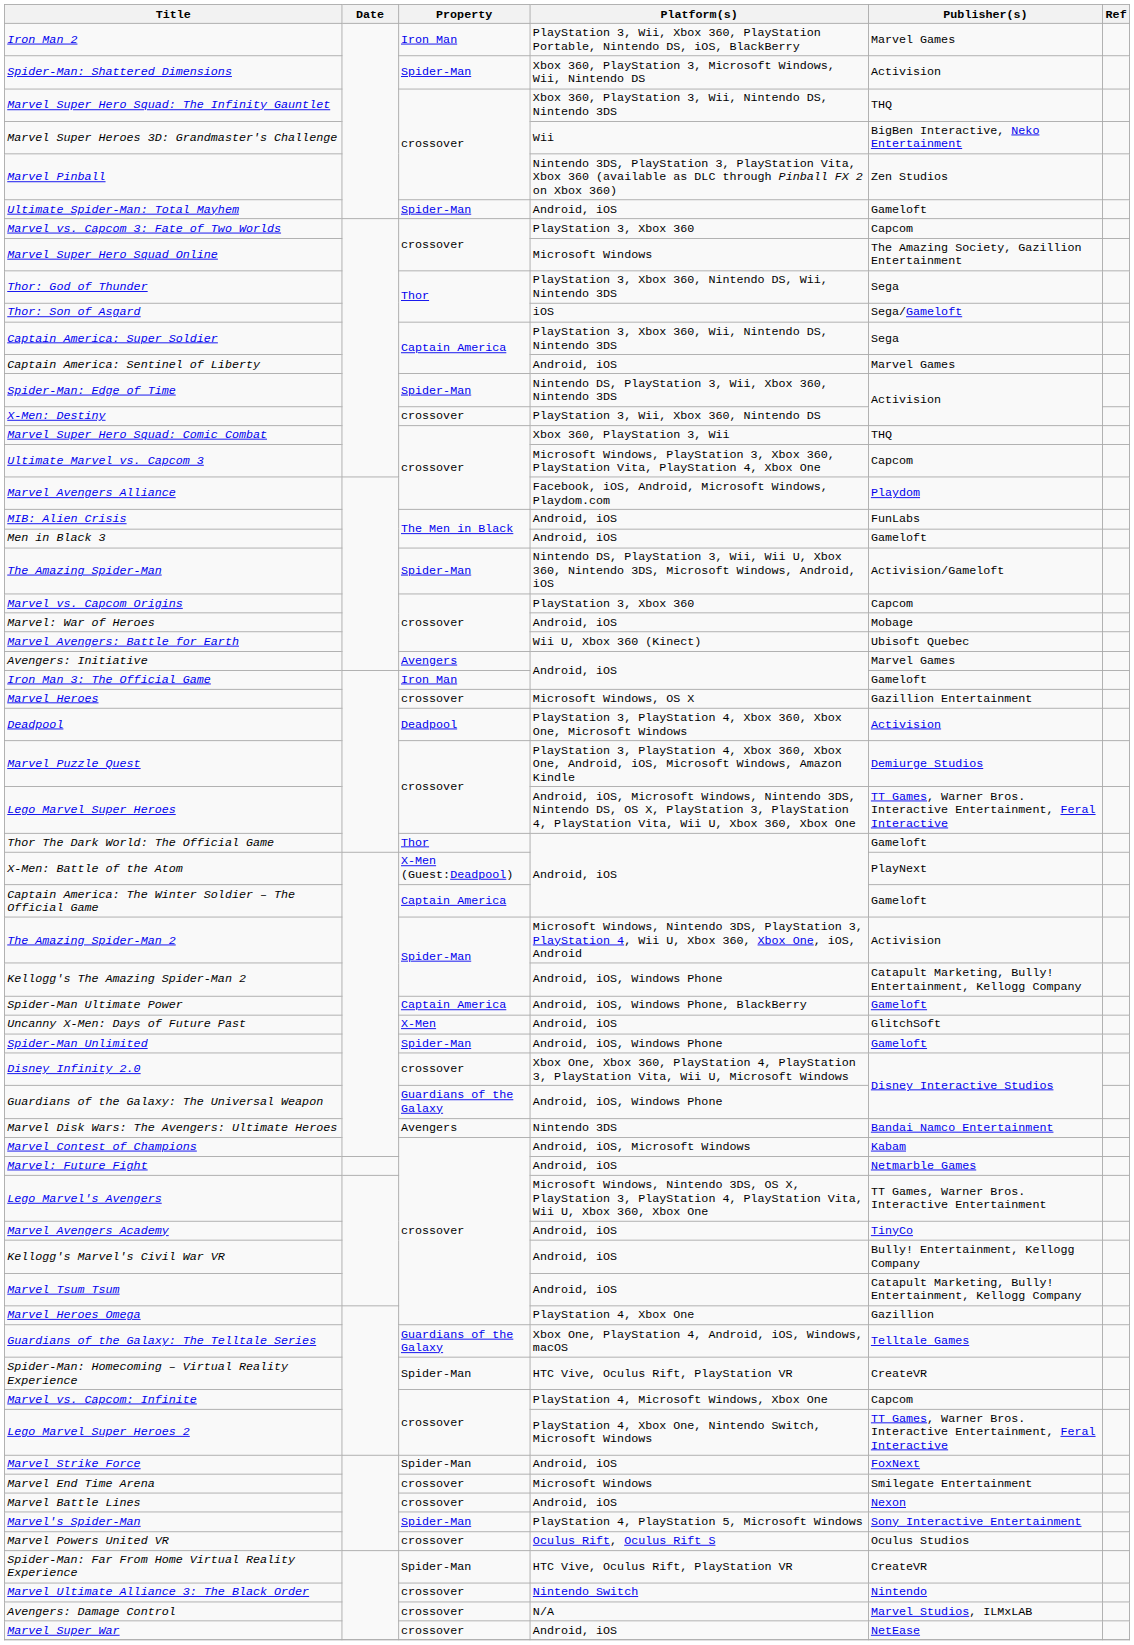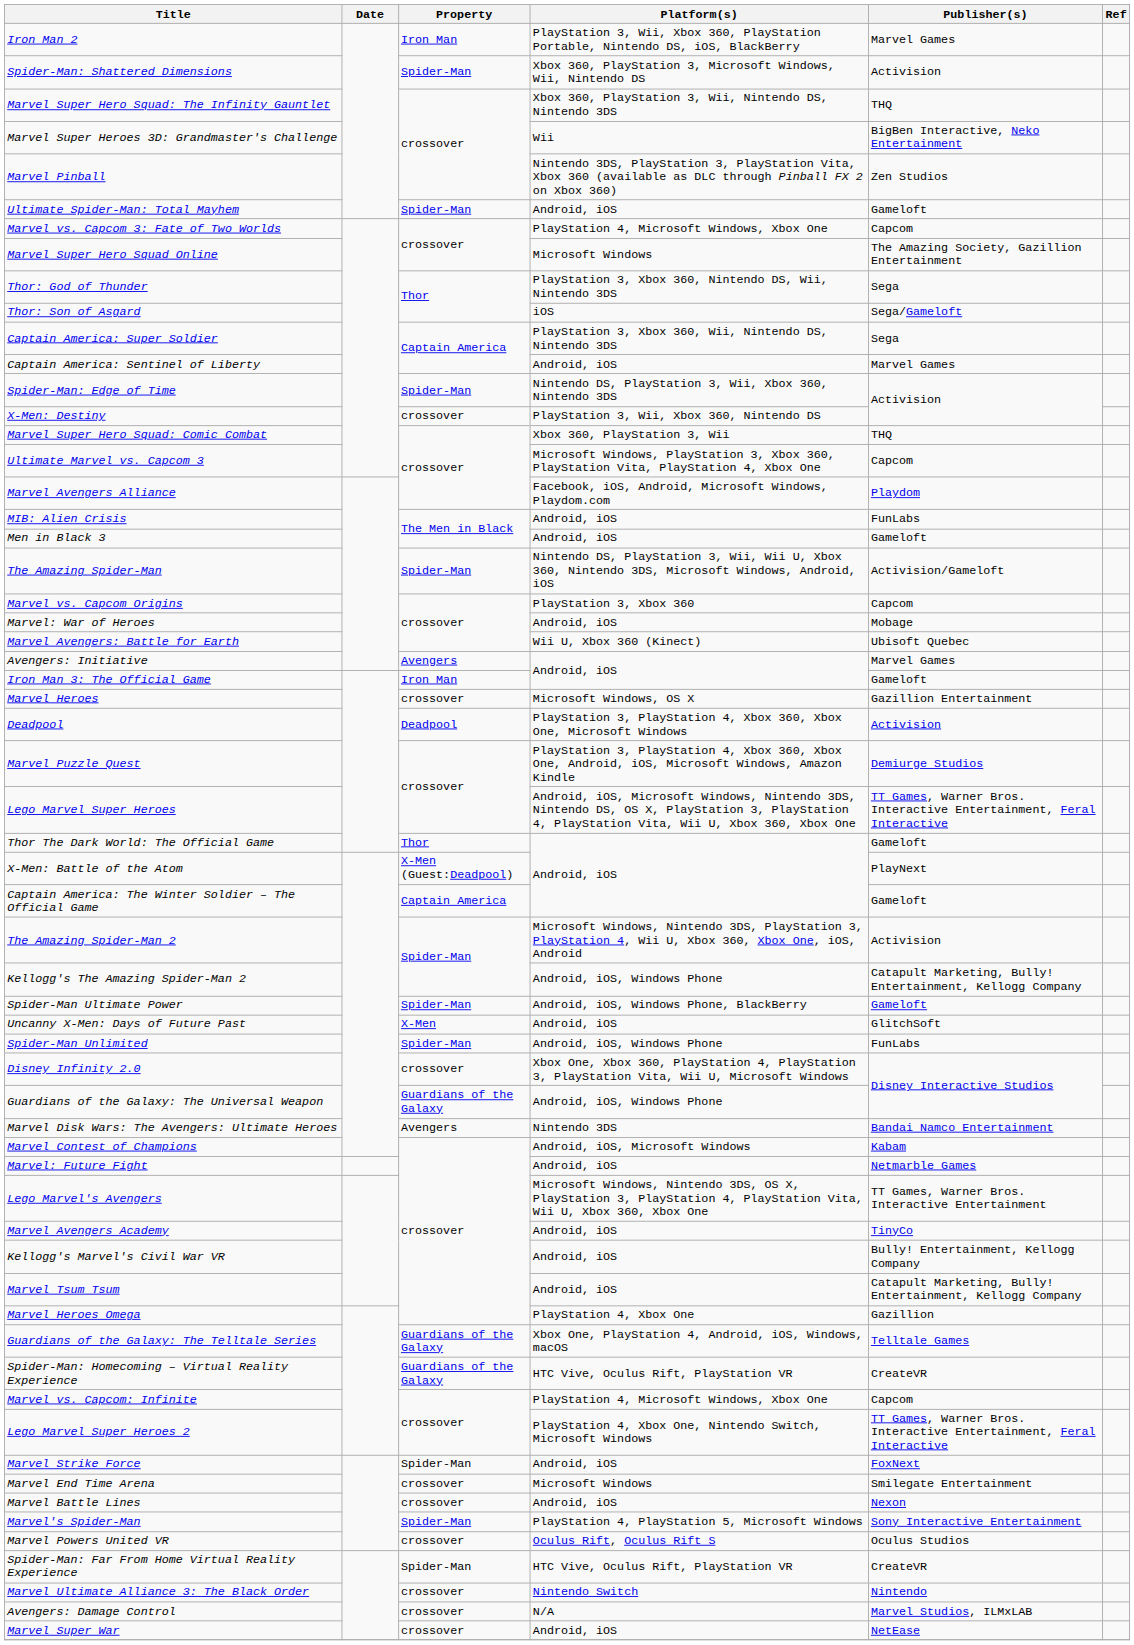(614, 228) PlayStation 3, Xbox 360 -> (680, 228) PlayStation 4, Microsoft Windows, Xbox One
(454, 1005) Captain America -> (436, 1005) Spider-Man
(899, 1044) Gameloft -> (895, 1044) FunLabs
(436, 1374) Spider-Man -> (457, 1374) Guardians of the Galaxy
